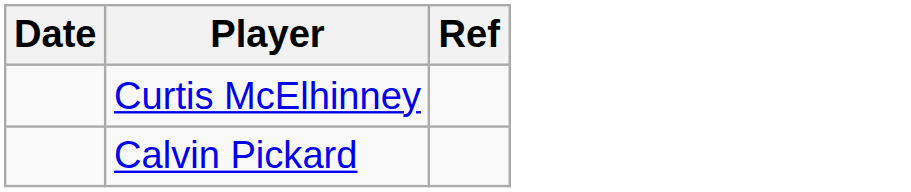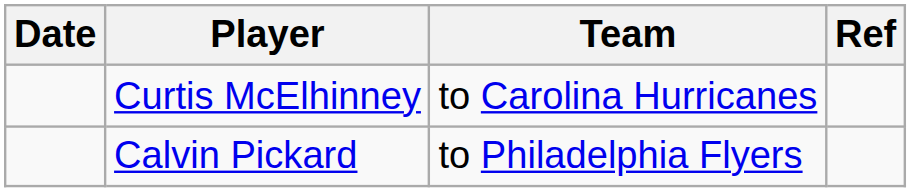+ column: (628, 34)
